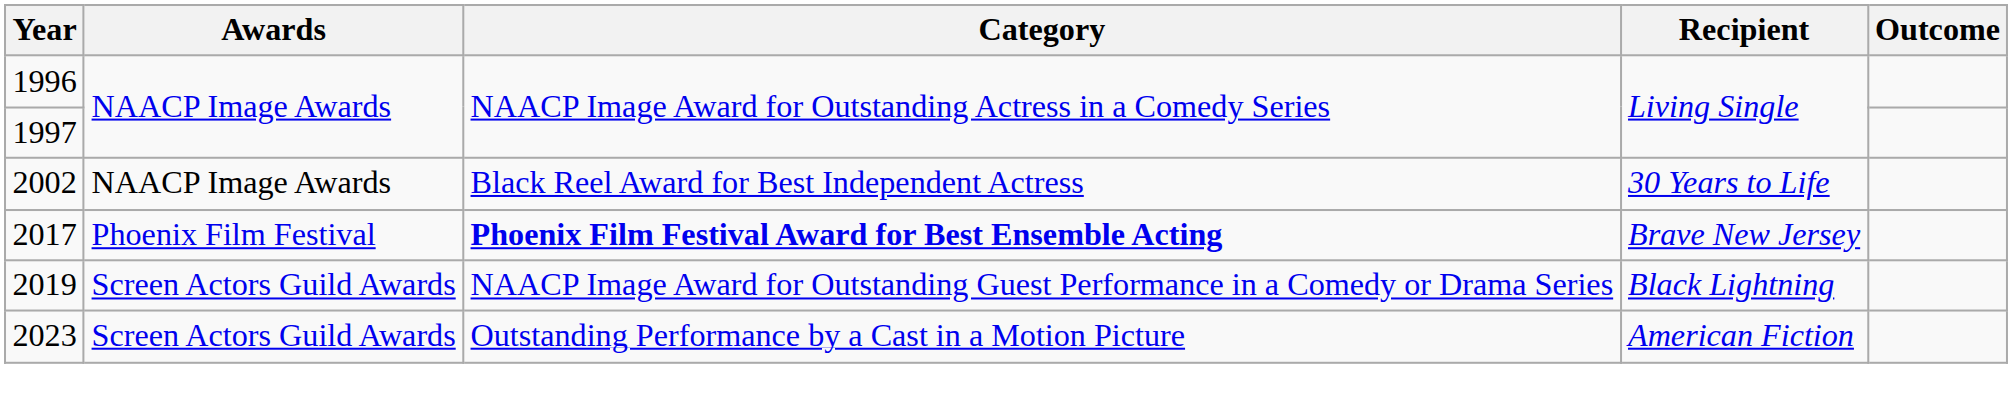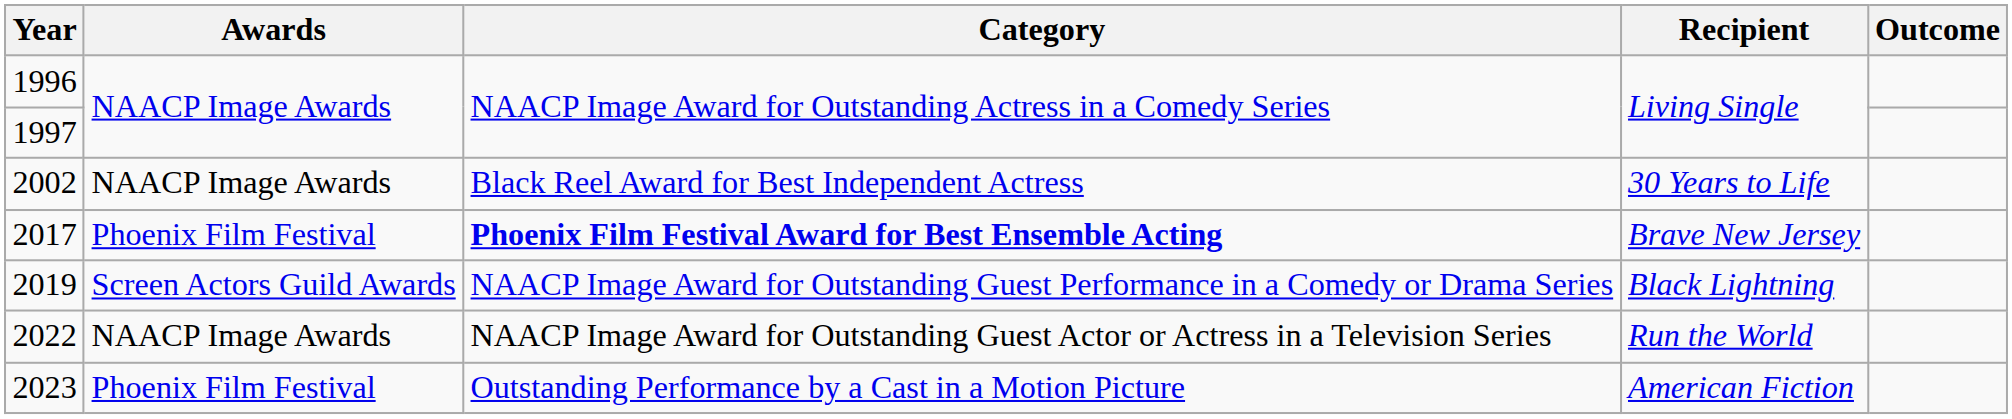+ row: (45, 336)
(274, 336) Screen Actors Guild Awards -> (234, 387) Phoenix Film Festival
